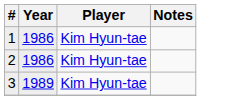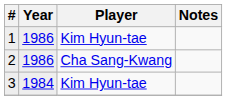(104, 60) Kim Hyun-tae -> (116, 60) Cha Sang-Kwang
(38, 83) 1989 -> (38, 83) 1984
